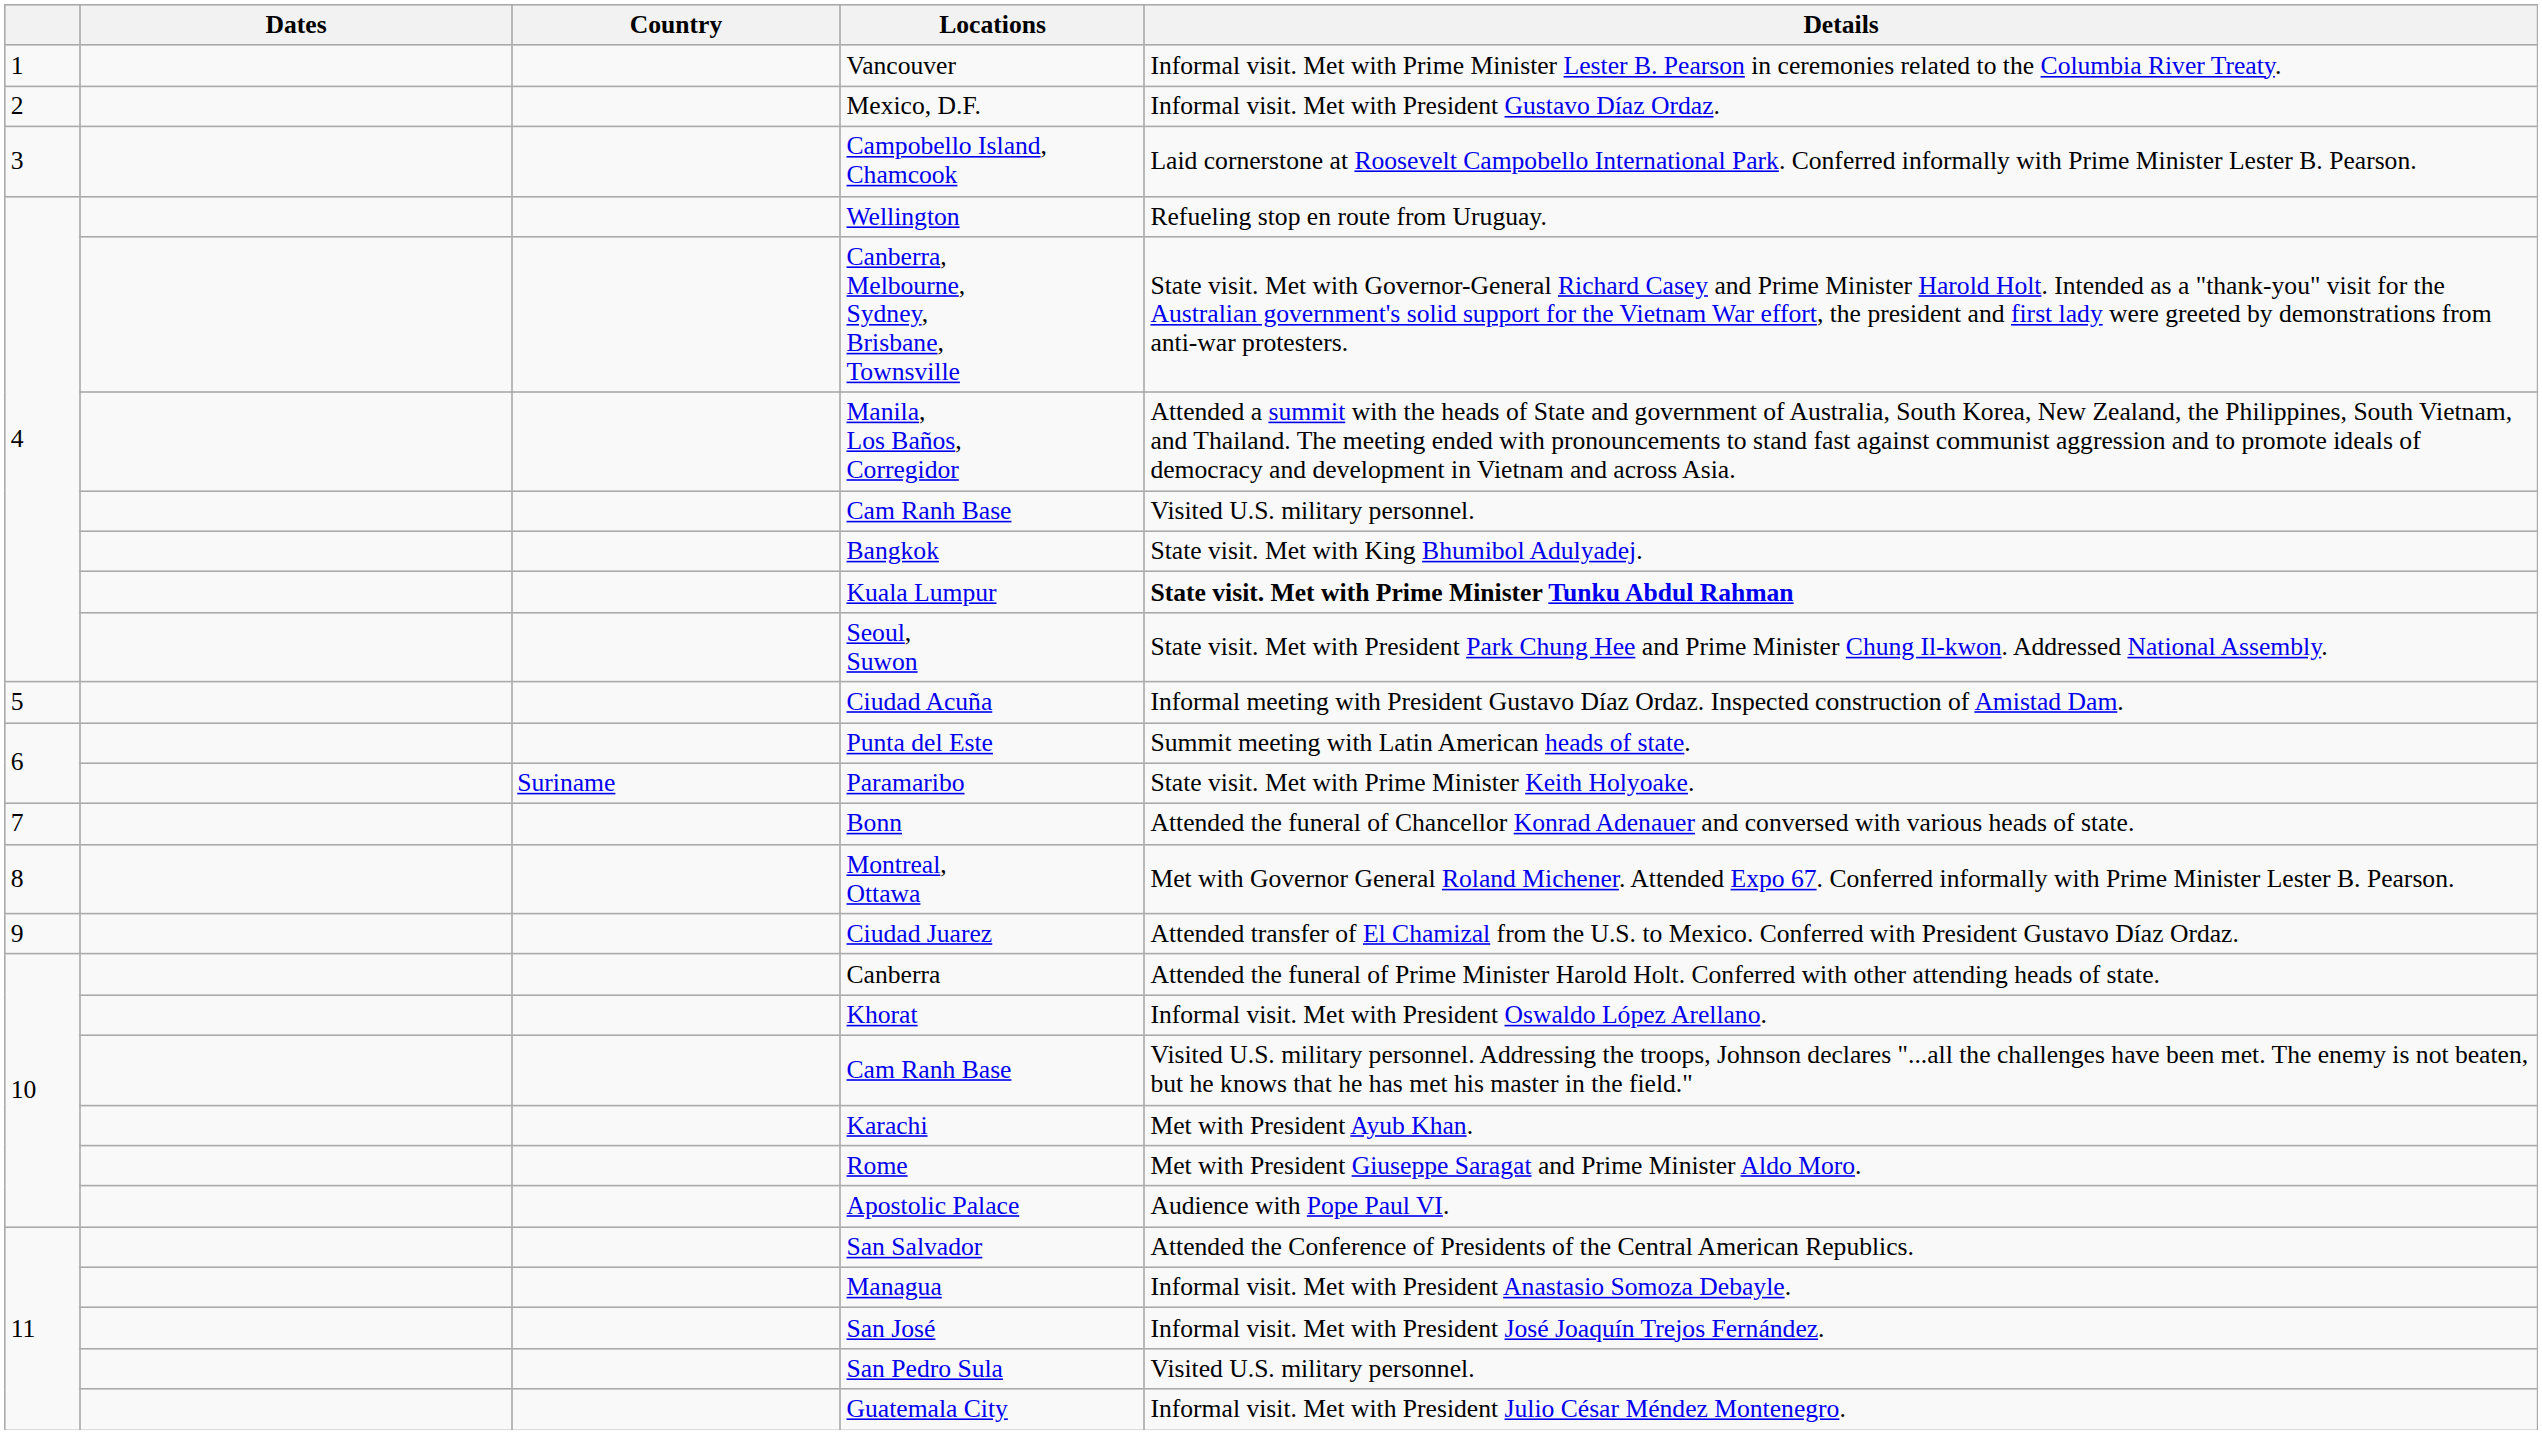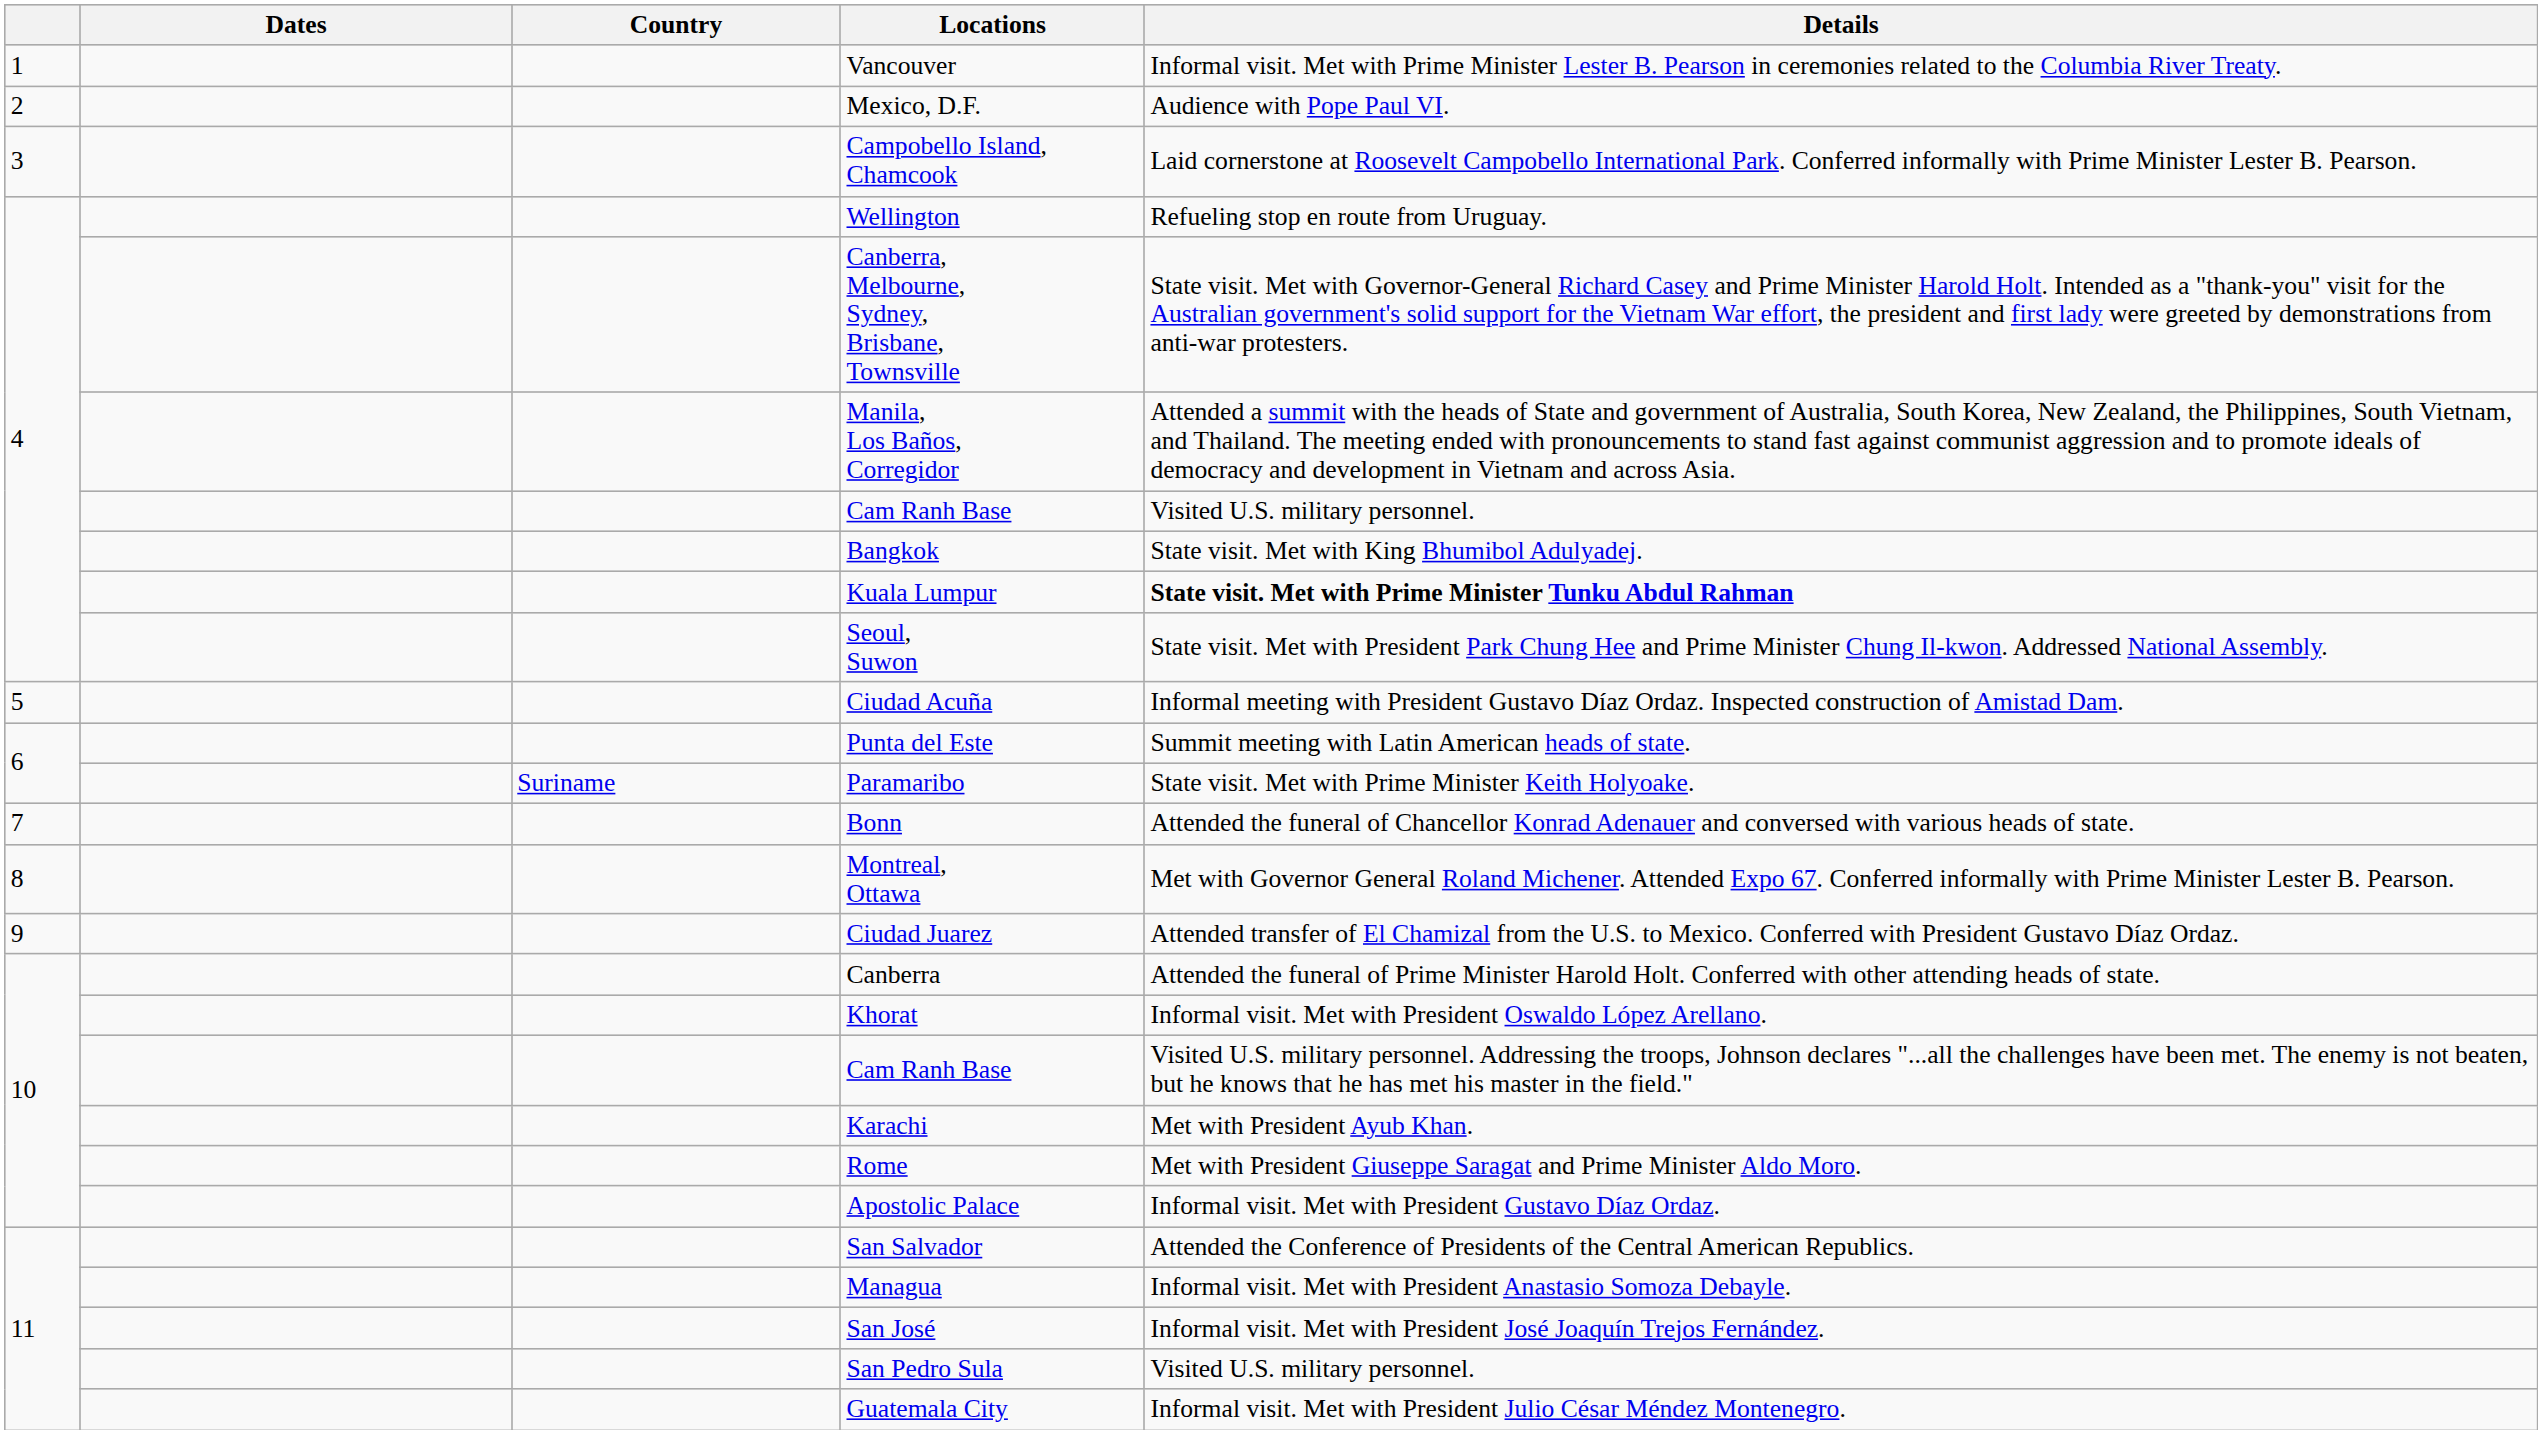(1435, 106) Informal visit. Met with President Gustavo Díaz Ordaz. -> (1300, 106) Audience with Pope Paul VI.
(1300, 1206) Audience with Pope Paul VI. -> (1435, 1206) Informal visit. Met with President Gustavo Díaz Ordaz.
